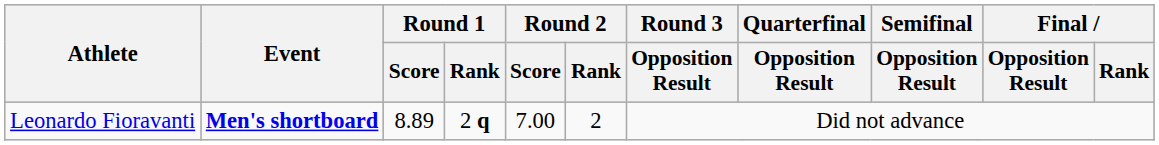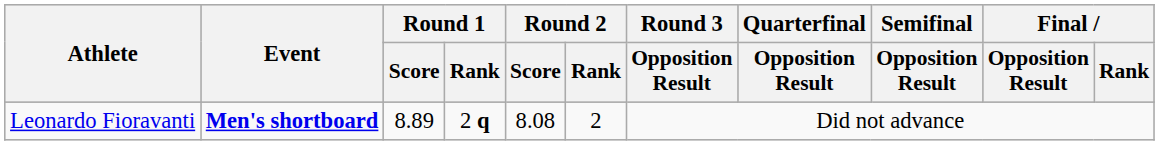(535, 121) 7.00 -> (535, 121) 8.08
